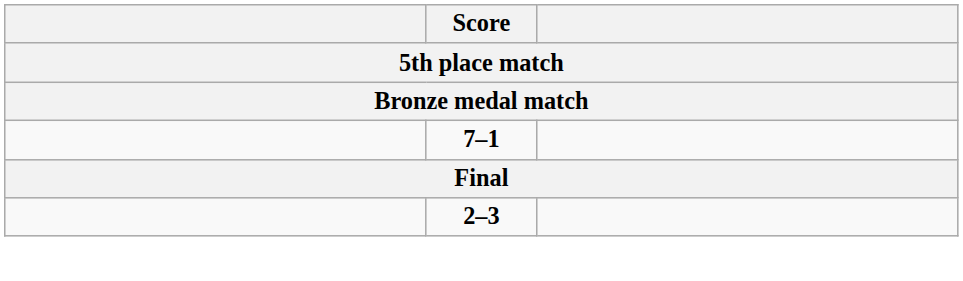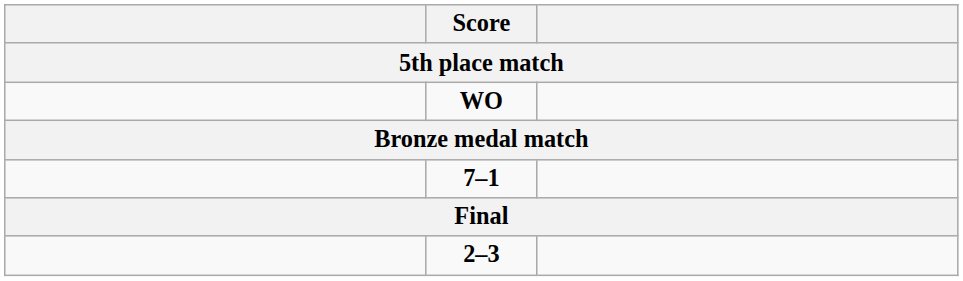+ row: (481, 100)
